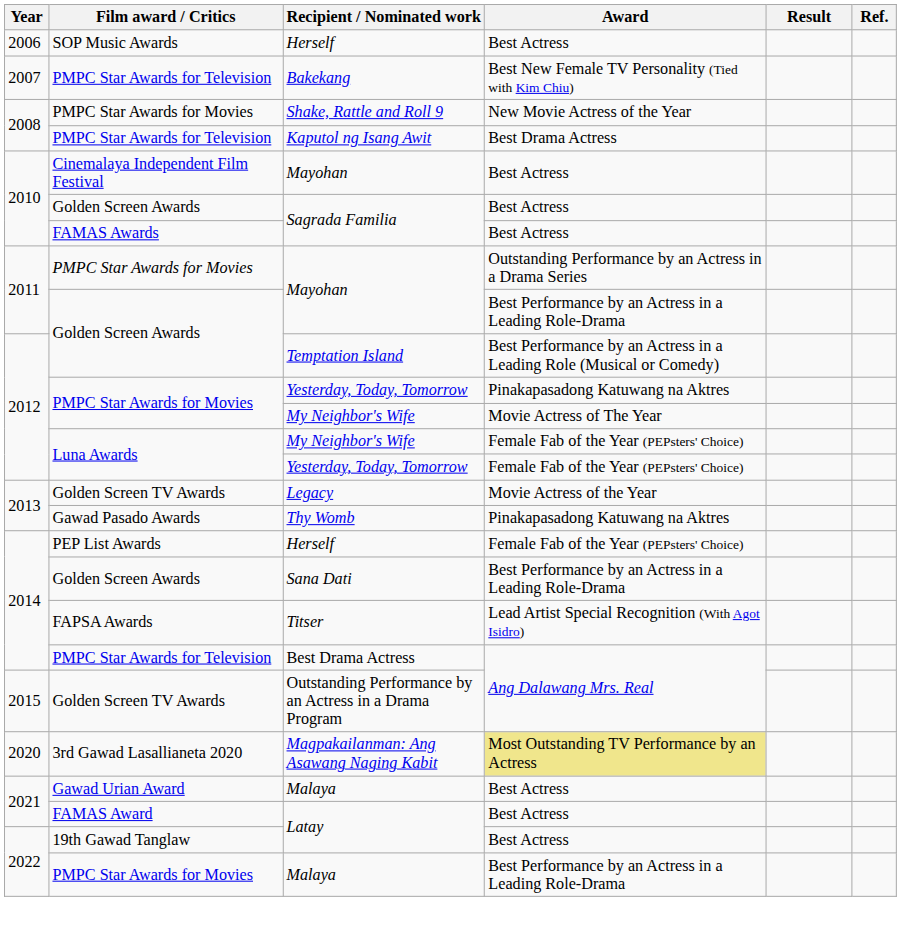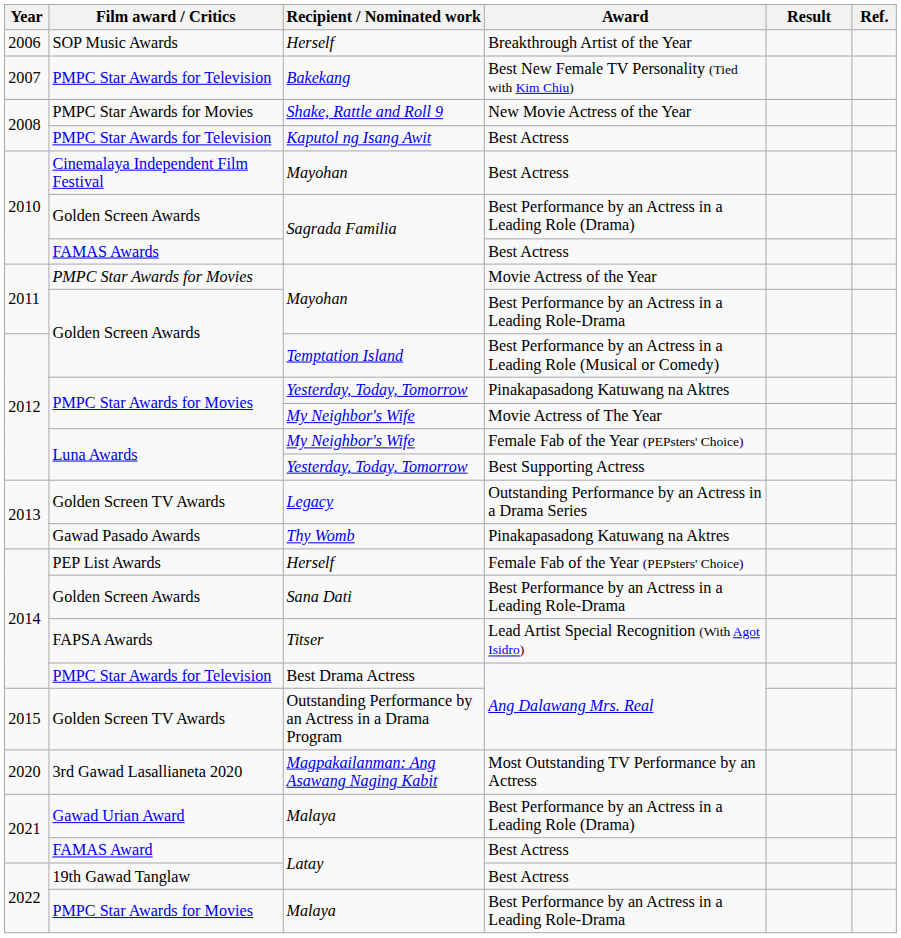(529, 42) Best Actress -> (590, 42) Breakthrough Artist of the Year
(553, 138) Best Drama Actress -> (529, 138) Best Actress
(529, 207) Best Actress -> (605, 216) Best Performance by an Actress in a Leading Role (Drama)
(625, 267) Outstanding Performance by an Actress in a Drama Series -> (572, 276) Movie Actress of the Year
(616, 467) Female Fab of the Year (PEPsters' Choice) -> (566, 467) Best Supporting Actress
(572, 492) Movie Actress of the Year -> (625, 501) Outstanding Performance by an Actress in a Drama Series
(622, 753) khaki background -> (622, 772) no background
(529, 788) Best Actress -> (605, 815) Best Performance by an Actress in a Leading Role (Drama)
